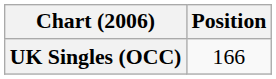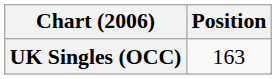(229, 56) 166 -> (229, 56) 163
